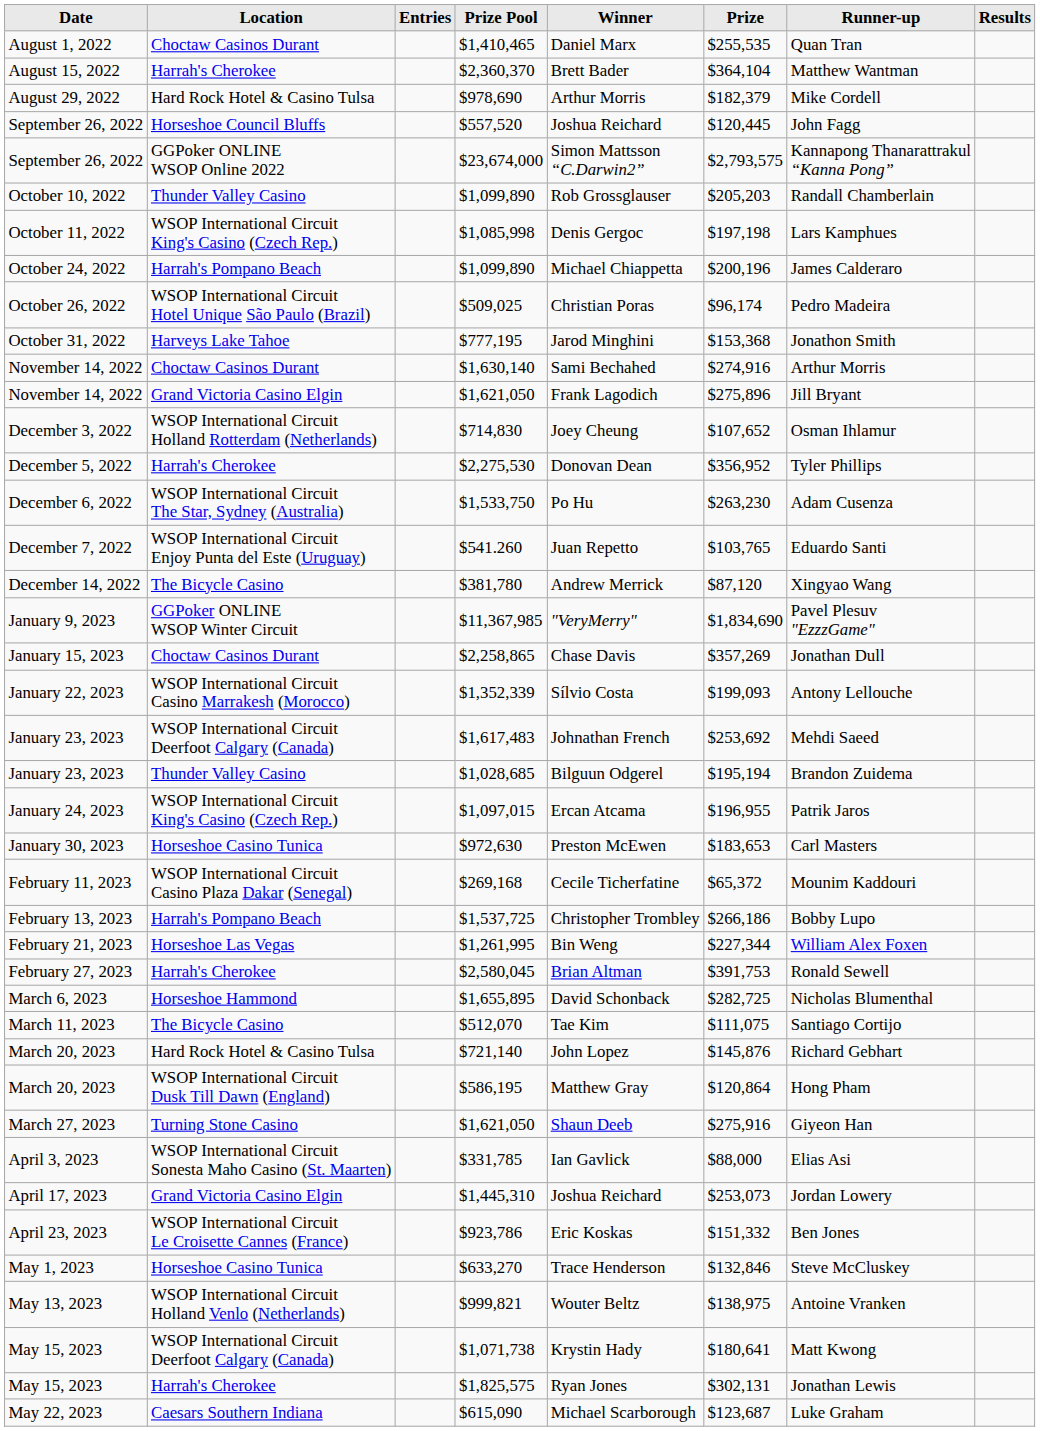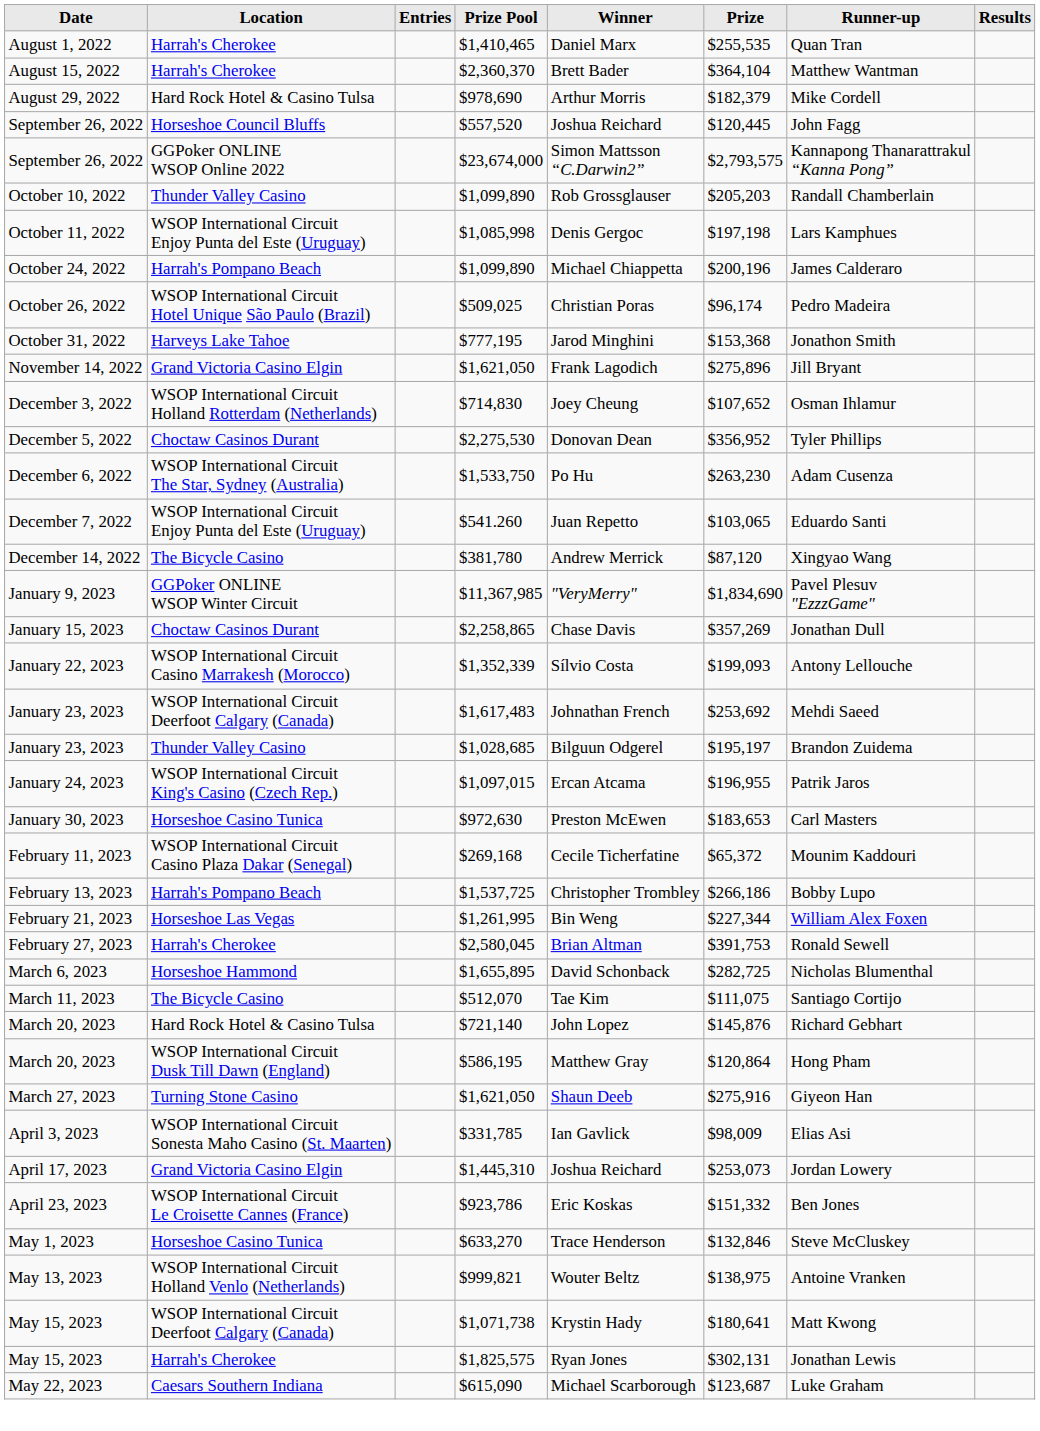(235, 44) Choctaw Casinos Durant -> (213, 44) Harrah's Cherokee
(244, 232) WSOP International Circuit King's Casino (Czech Rep.) -> (258, 232) WSOP International Circuit Enjoy Punta del Este (Uruguay)
- row: (75, 367)
(213, 466) Harrah's Cherokee -> (235, 439) Choctaw Casinos Durant
(739, 548) $103,765 -> (739, 521) $103,065
(739, 774) $195,194 -> (739, 747) $195,197
(735, 1159) $88,000 -> (735, 1133) $98,009
